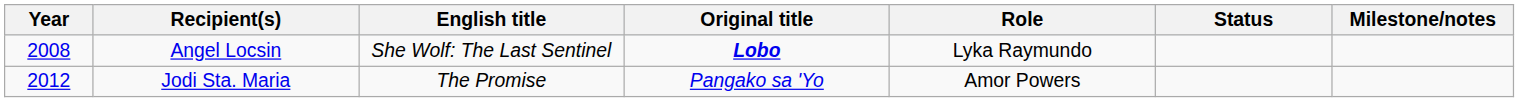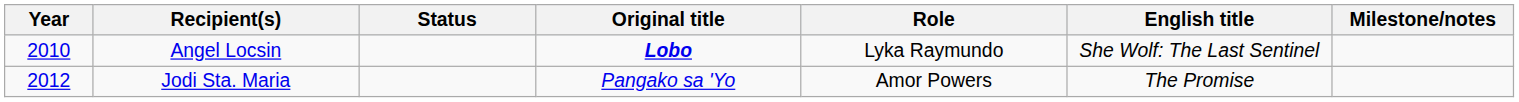columns swapped: (491, 19) <-> (1244, 19)
(49, 50) 2008 -> (49, 50) 2010
